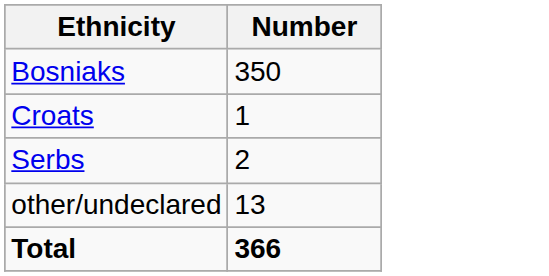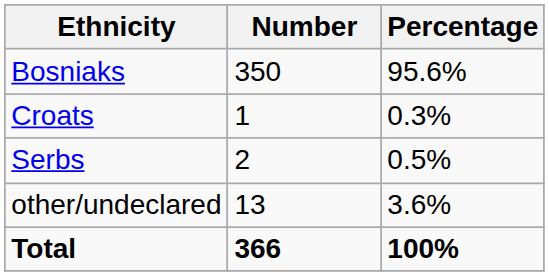+ column: (463, 26)
